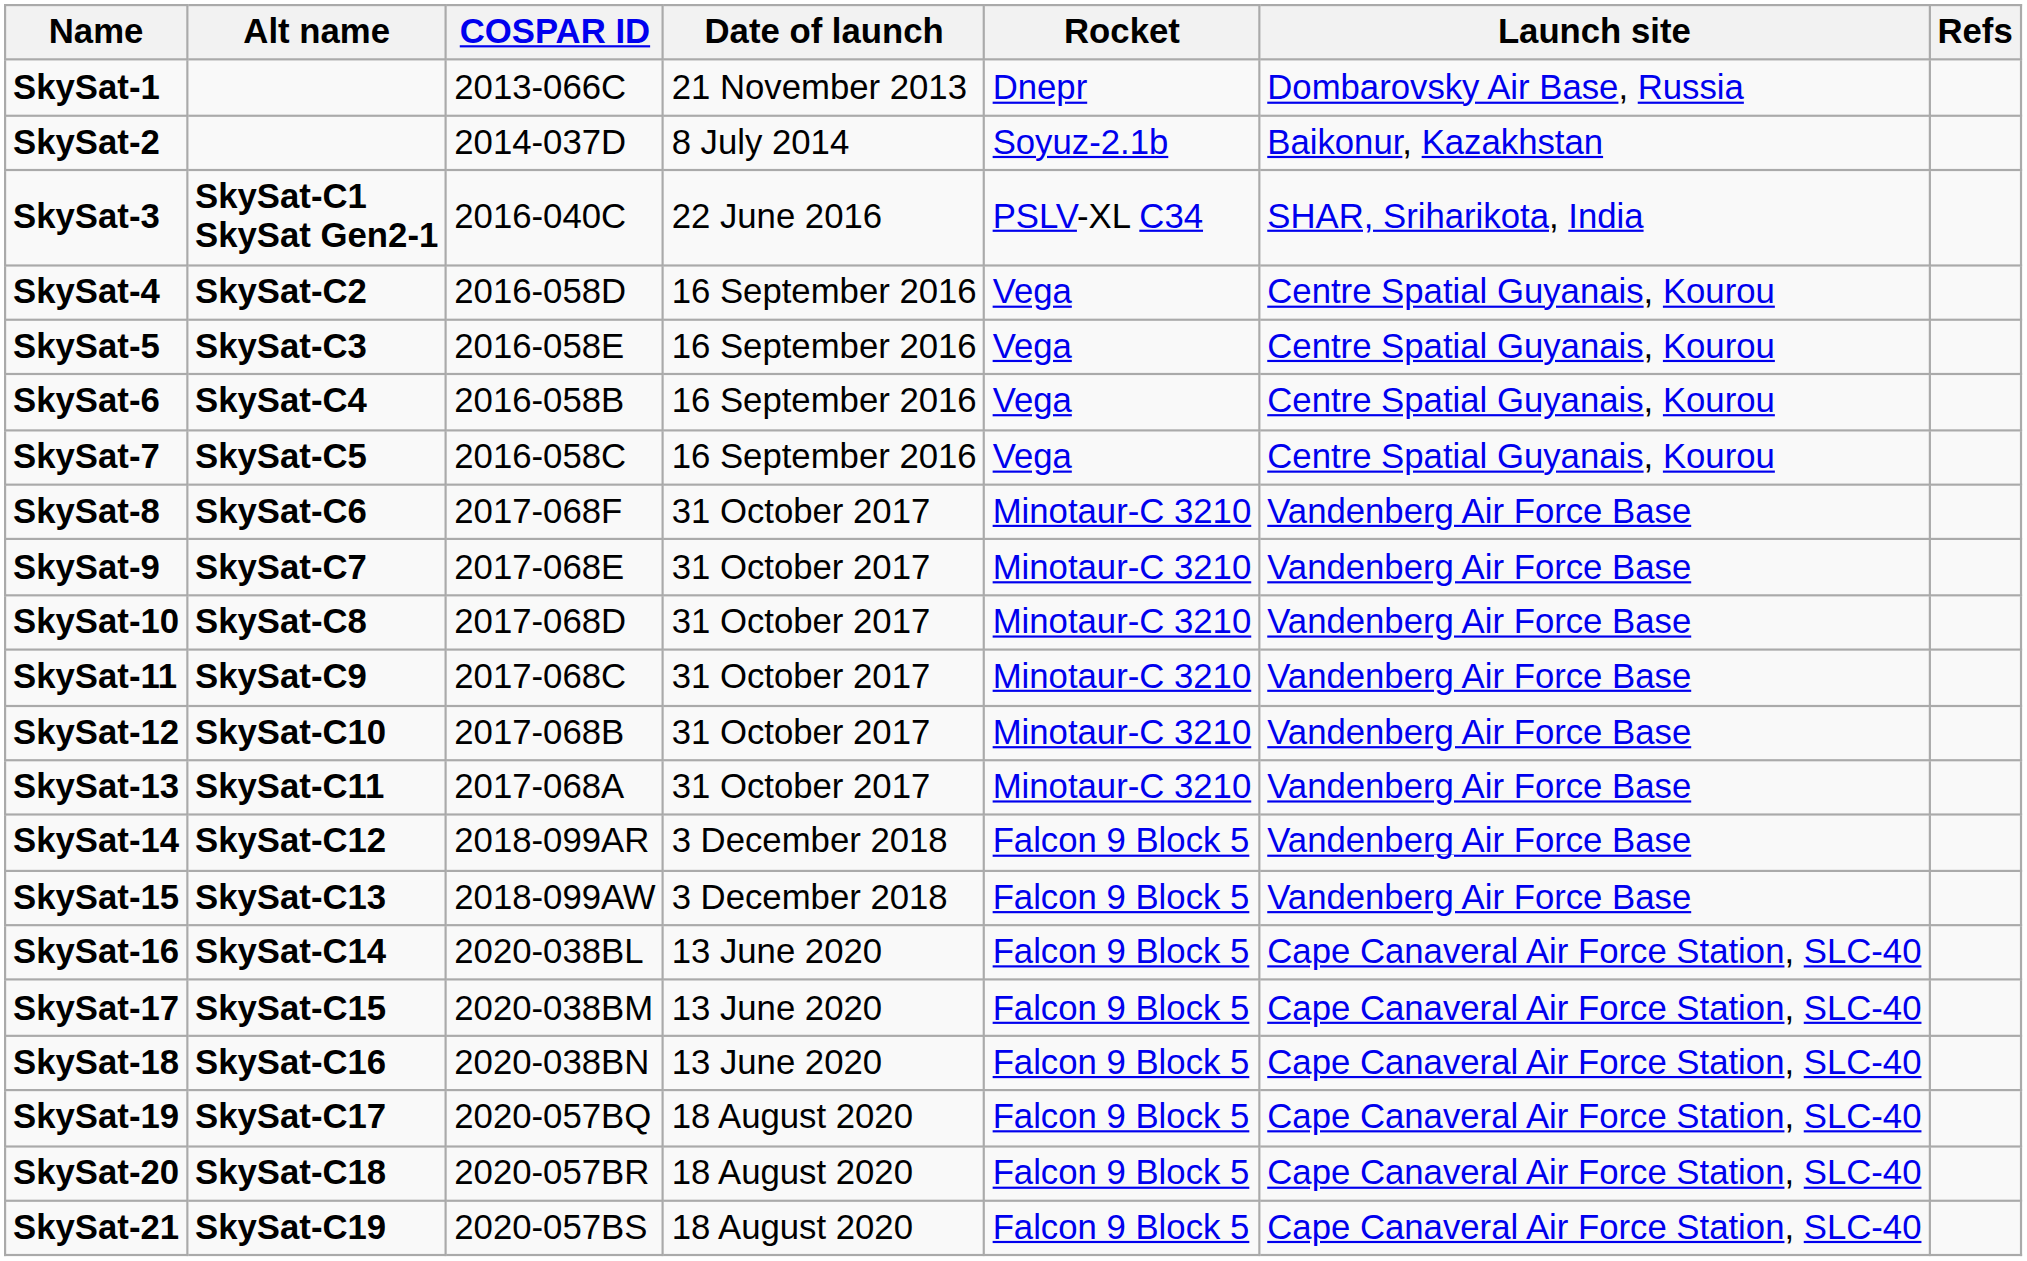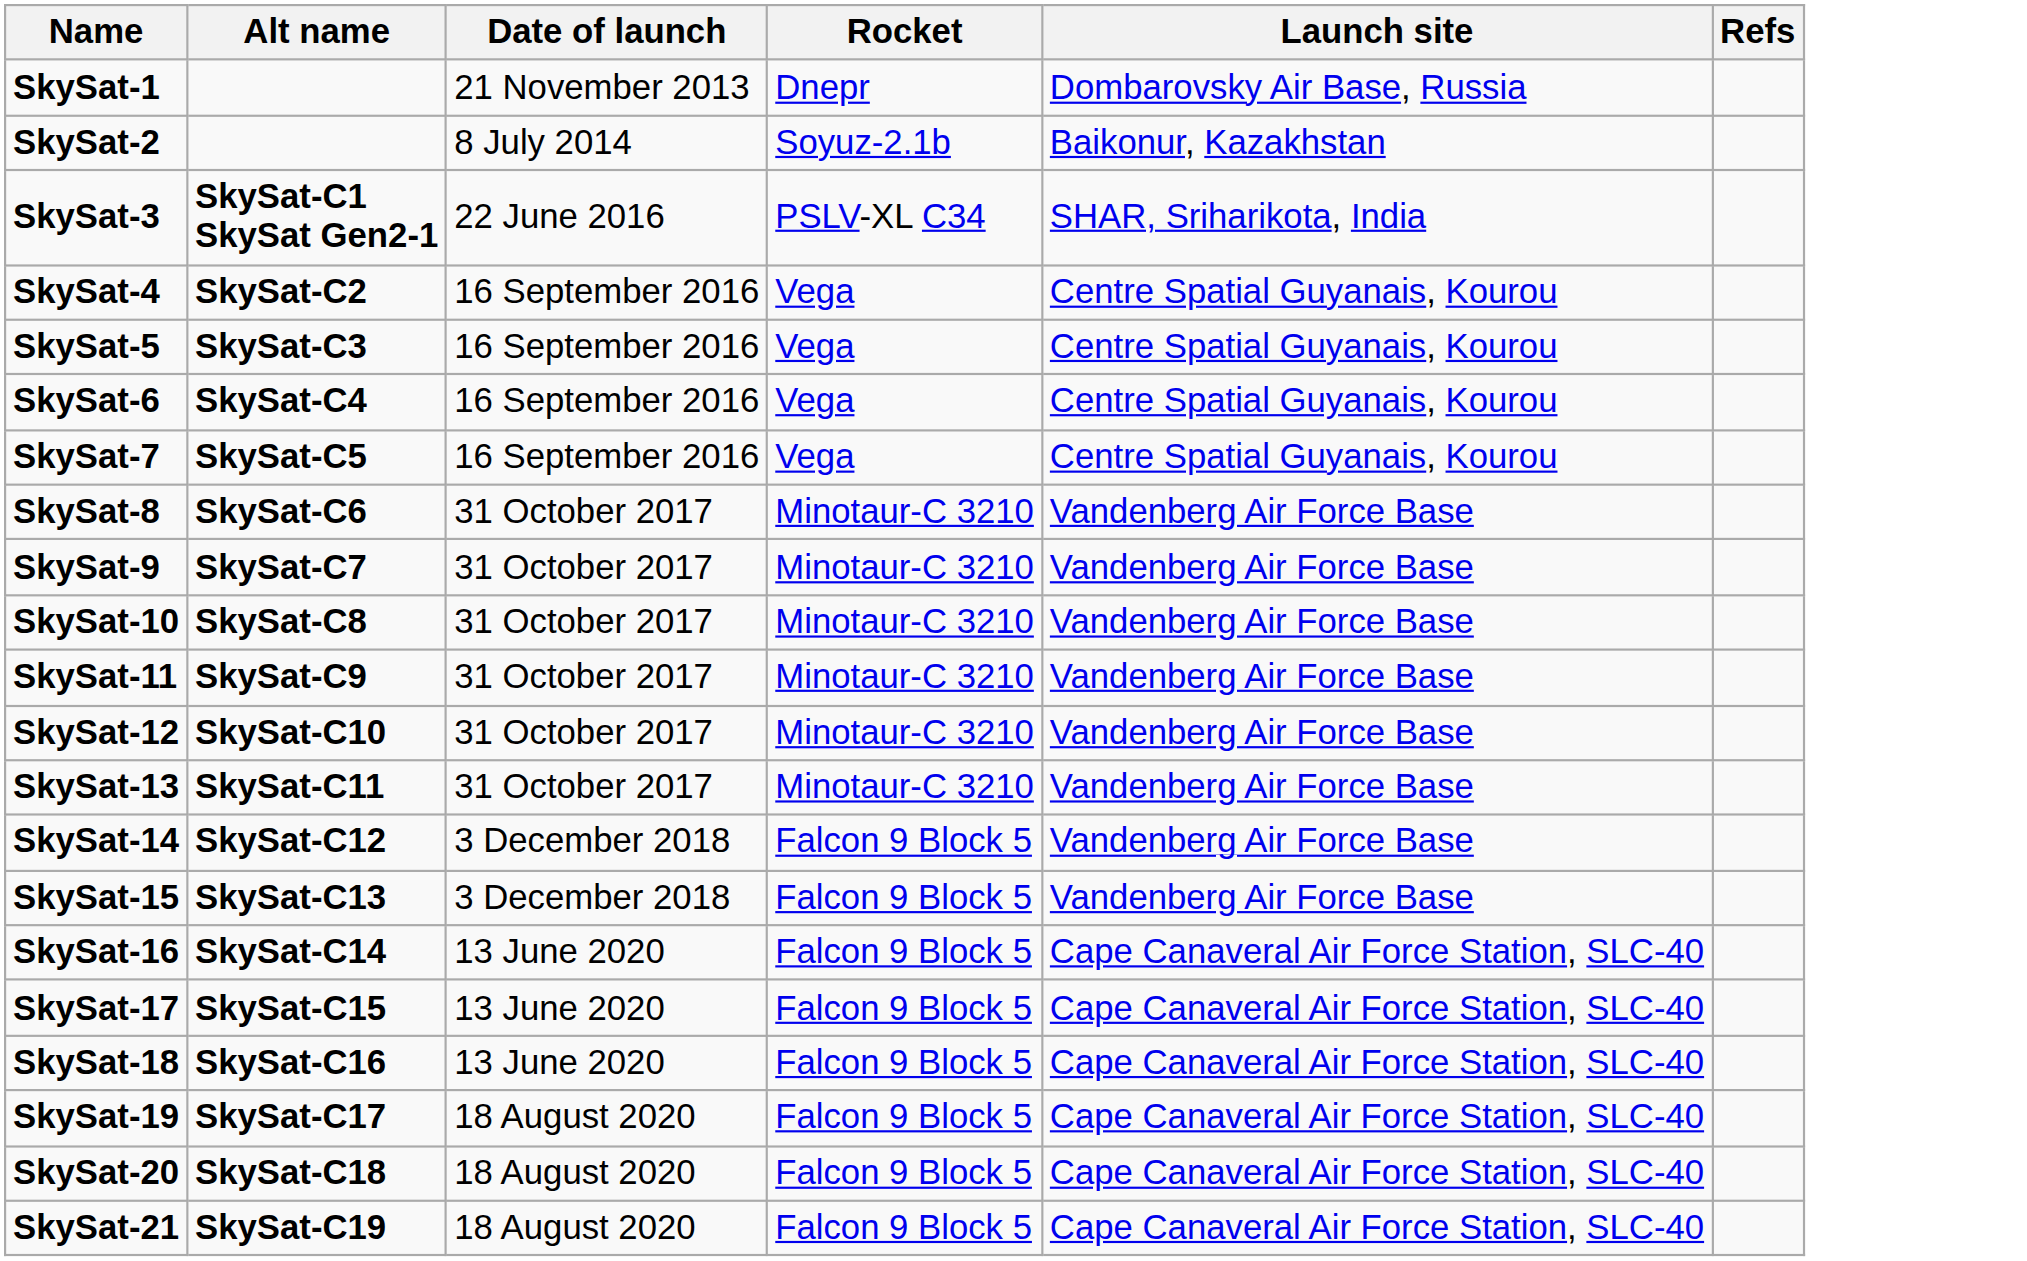- column: (555, 32)
